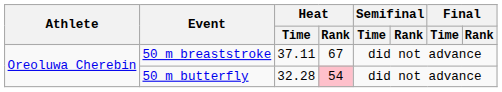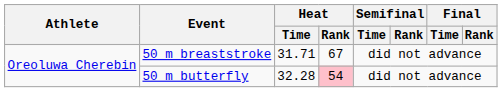(296, 55) 37.11 -> (296, 55) 31.71
